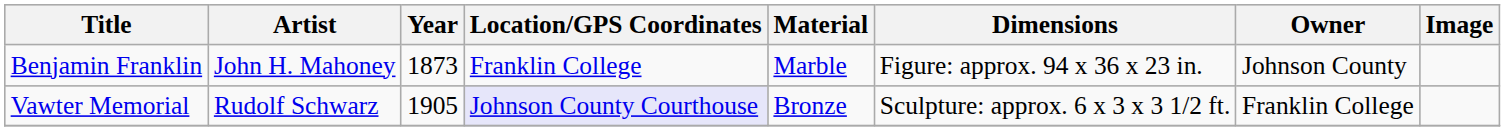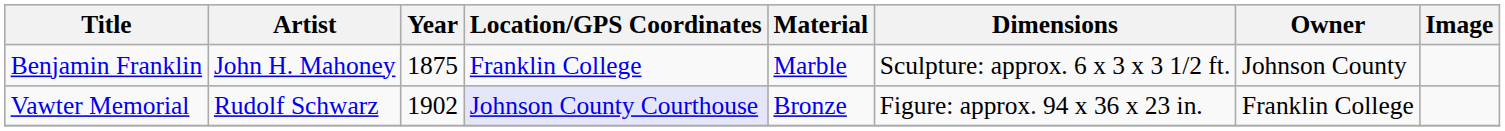(433, 65) 1873 -> (433, 65) 1875
(1041, 65) Figure: approx. 94 x 36 x 23 in. -> (1055, 65) Sculpture: approx. 6 x 3 x 3 1/2 ft.
(433, 105) 1905 -> (433, 105) 1902
(1055, 105) Sculpture: approx. 6 x 3 x 3 1/2 ft. -> (1041, 105) Figure: approx. 94 x 36 x 23 in.
